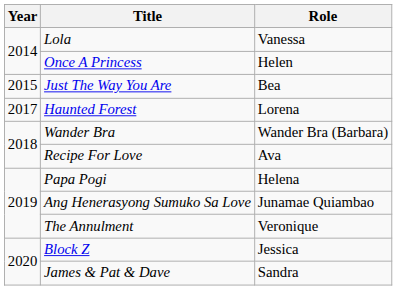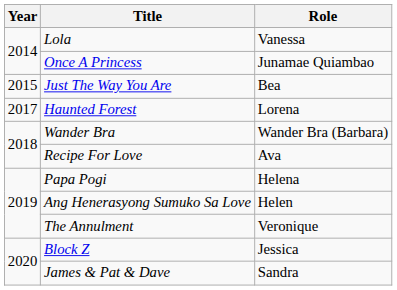(275, 62) Helen -> (316, 62) Junamae Quiambao
(316, 202) Junamae Quiambao -> (275, 202) Helen
